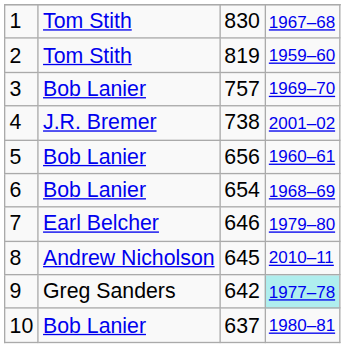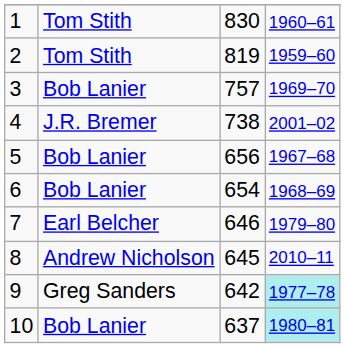(302, 22) 1967–68 -> (302, 22) 1960–61
(302, 157) 1960–61 -> (302, 157) 1967–68
(302, 325) no background -> (302, 325) paleturquoise background
